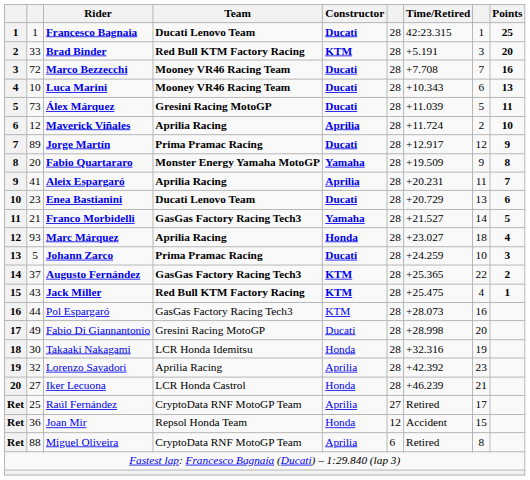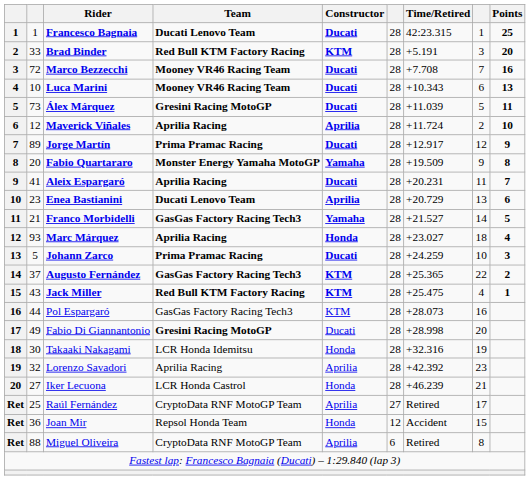(342, 181) Aprilia -> (341, 181) Ducati
(341, 199) Ducati -> (342, 199) Aprilia
(210, 329) normal -> (214, 329) bold
